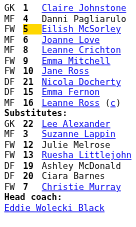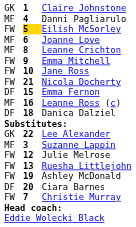(10, 82) DF -> (10, 82) FW
+ row: (79, 113)
(10, 166) DF -> (10, 176) FW
